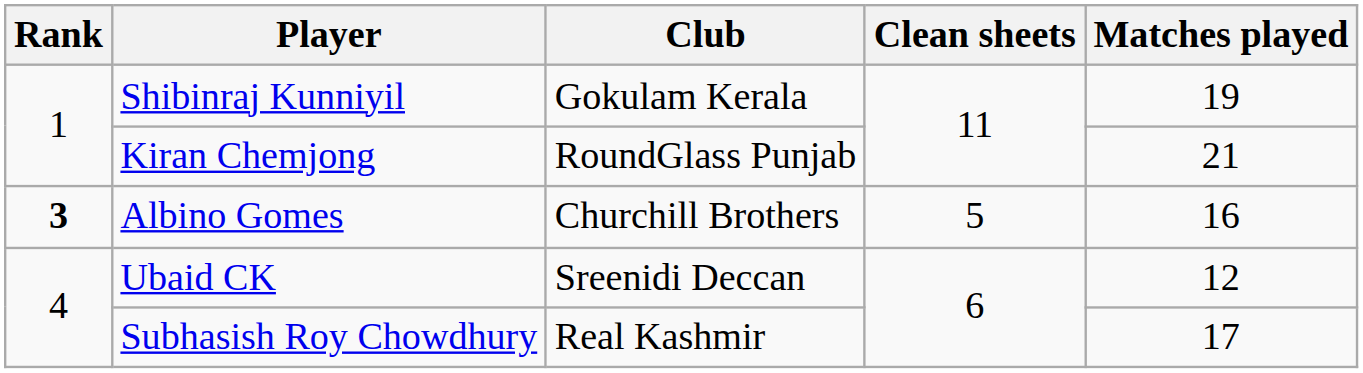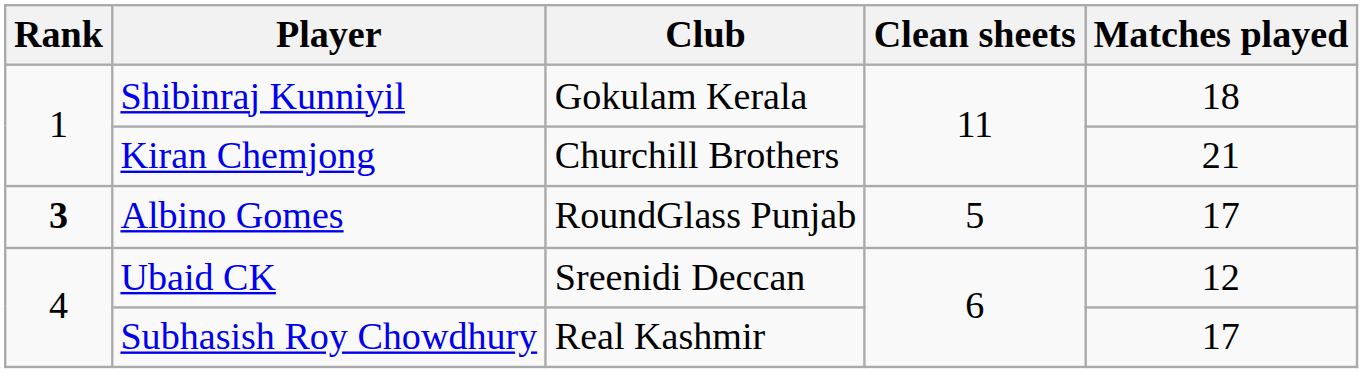(1221, 95) 19 -> (1221, 95) 18
(706, 155) RoundGlass Punjab -> (697, 155) Churchill Brothers
(697, 215) Churchill Brothers -> (706, 215) RoundGlass Punjab
(1221, 215) 16 -> (1221, 215) 17
